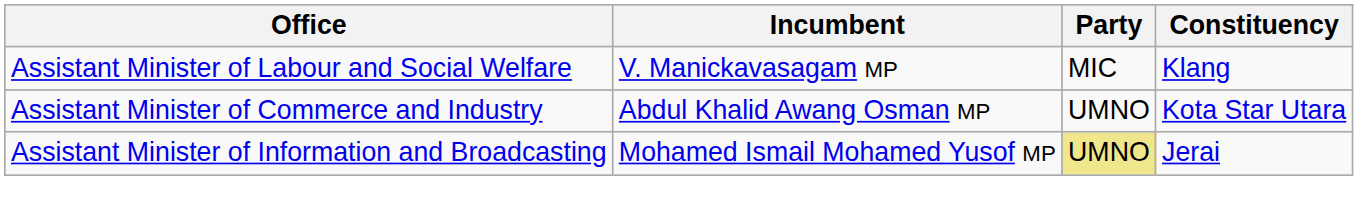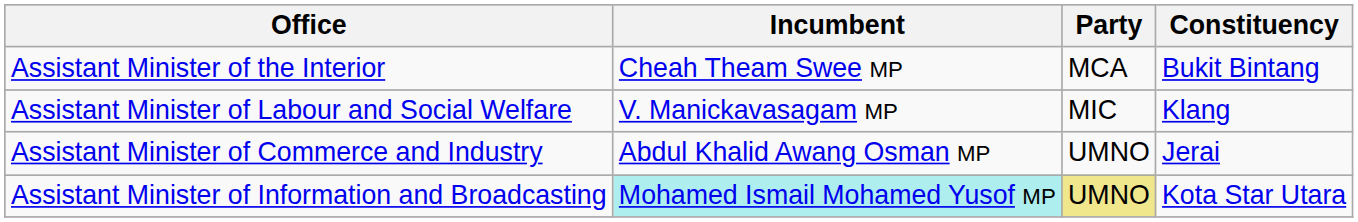+ row: (198, 68)
(1254, 110) Kota Star Utara -> (1191, 152) Jerai
(837, 152) no background -> (837, 195) paleturquoise background
(1191, 152) Jerai -> (1254, 195) Kota Star Utara
